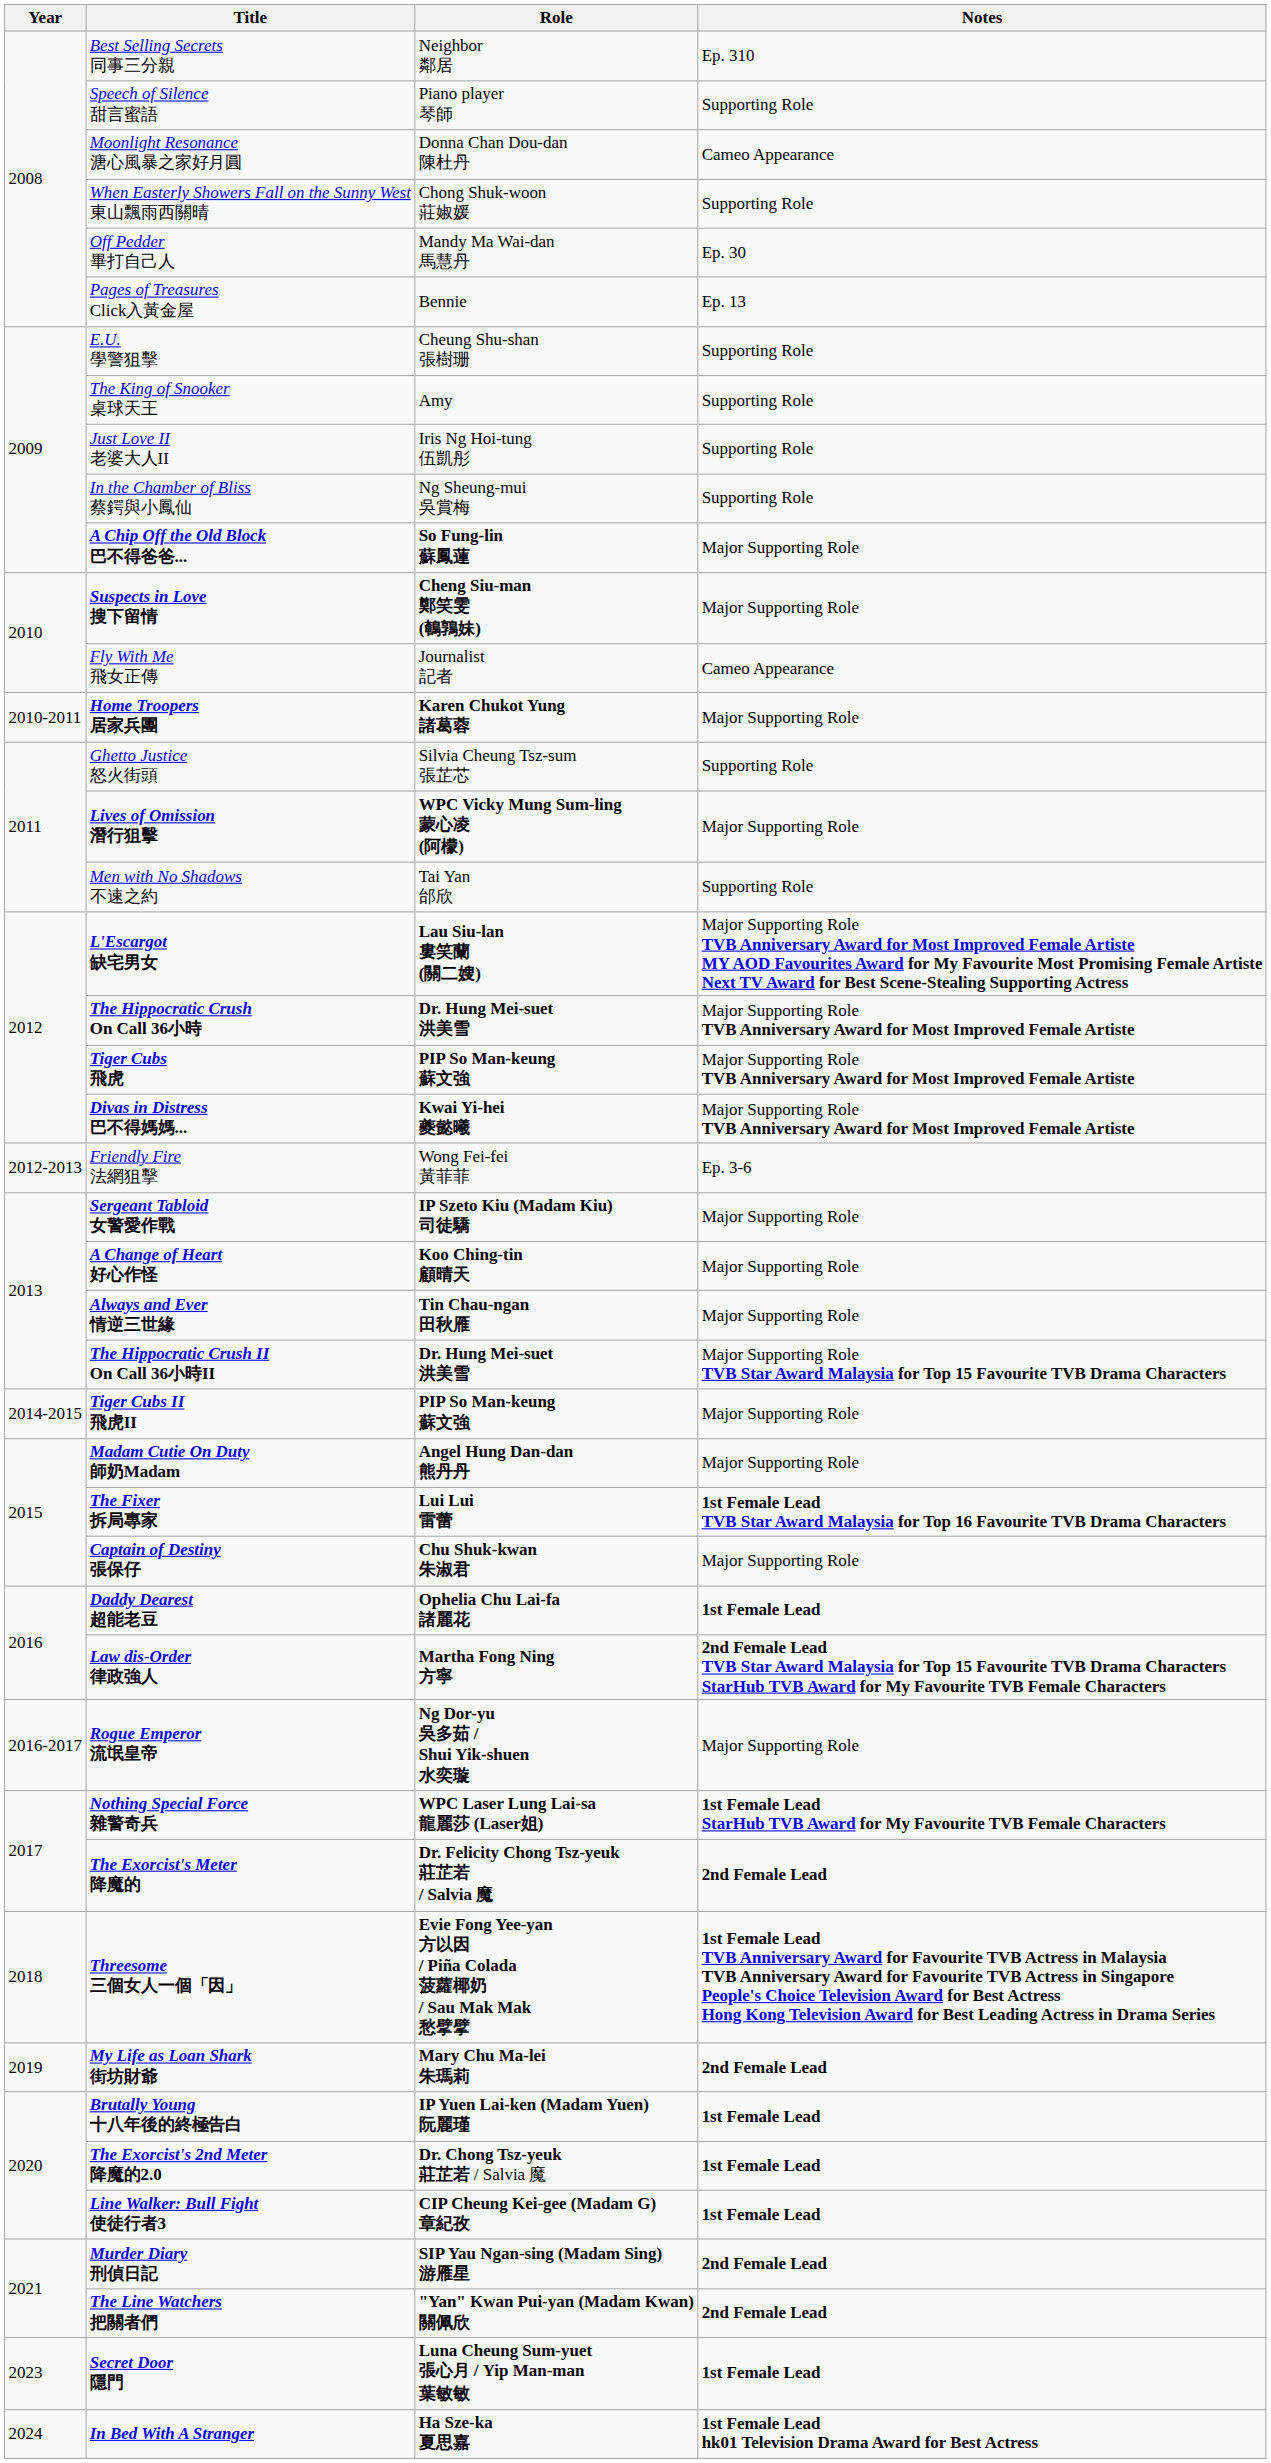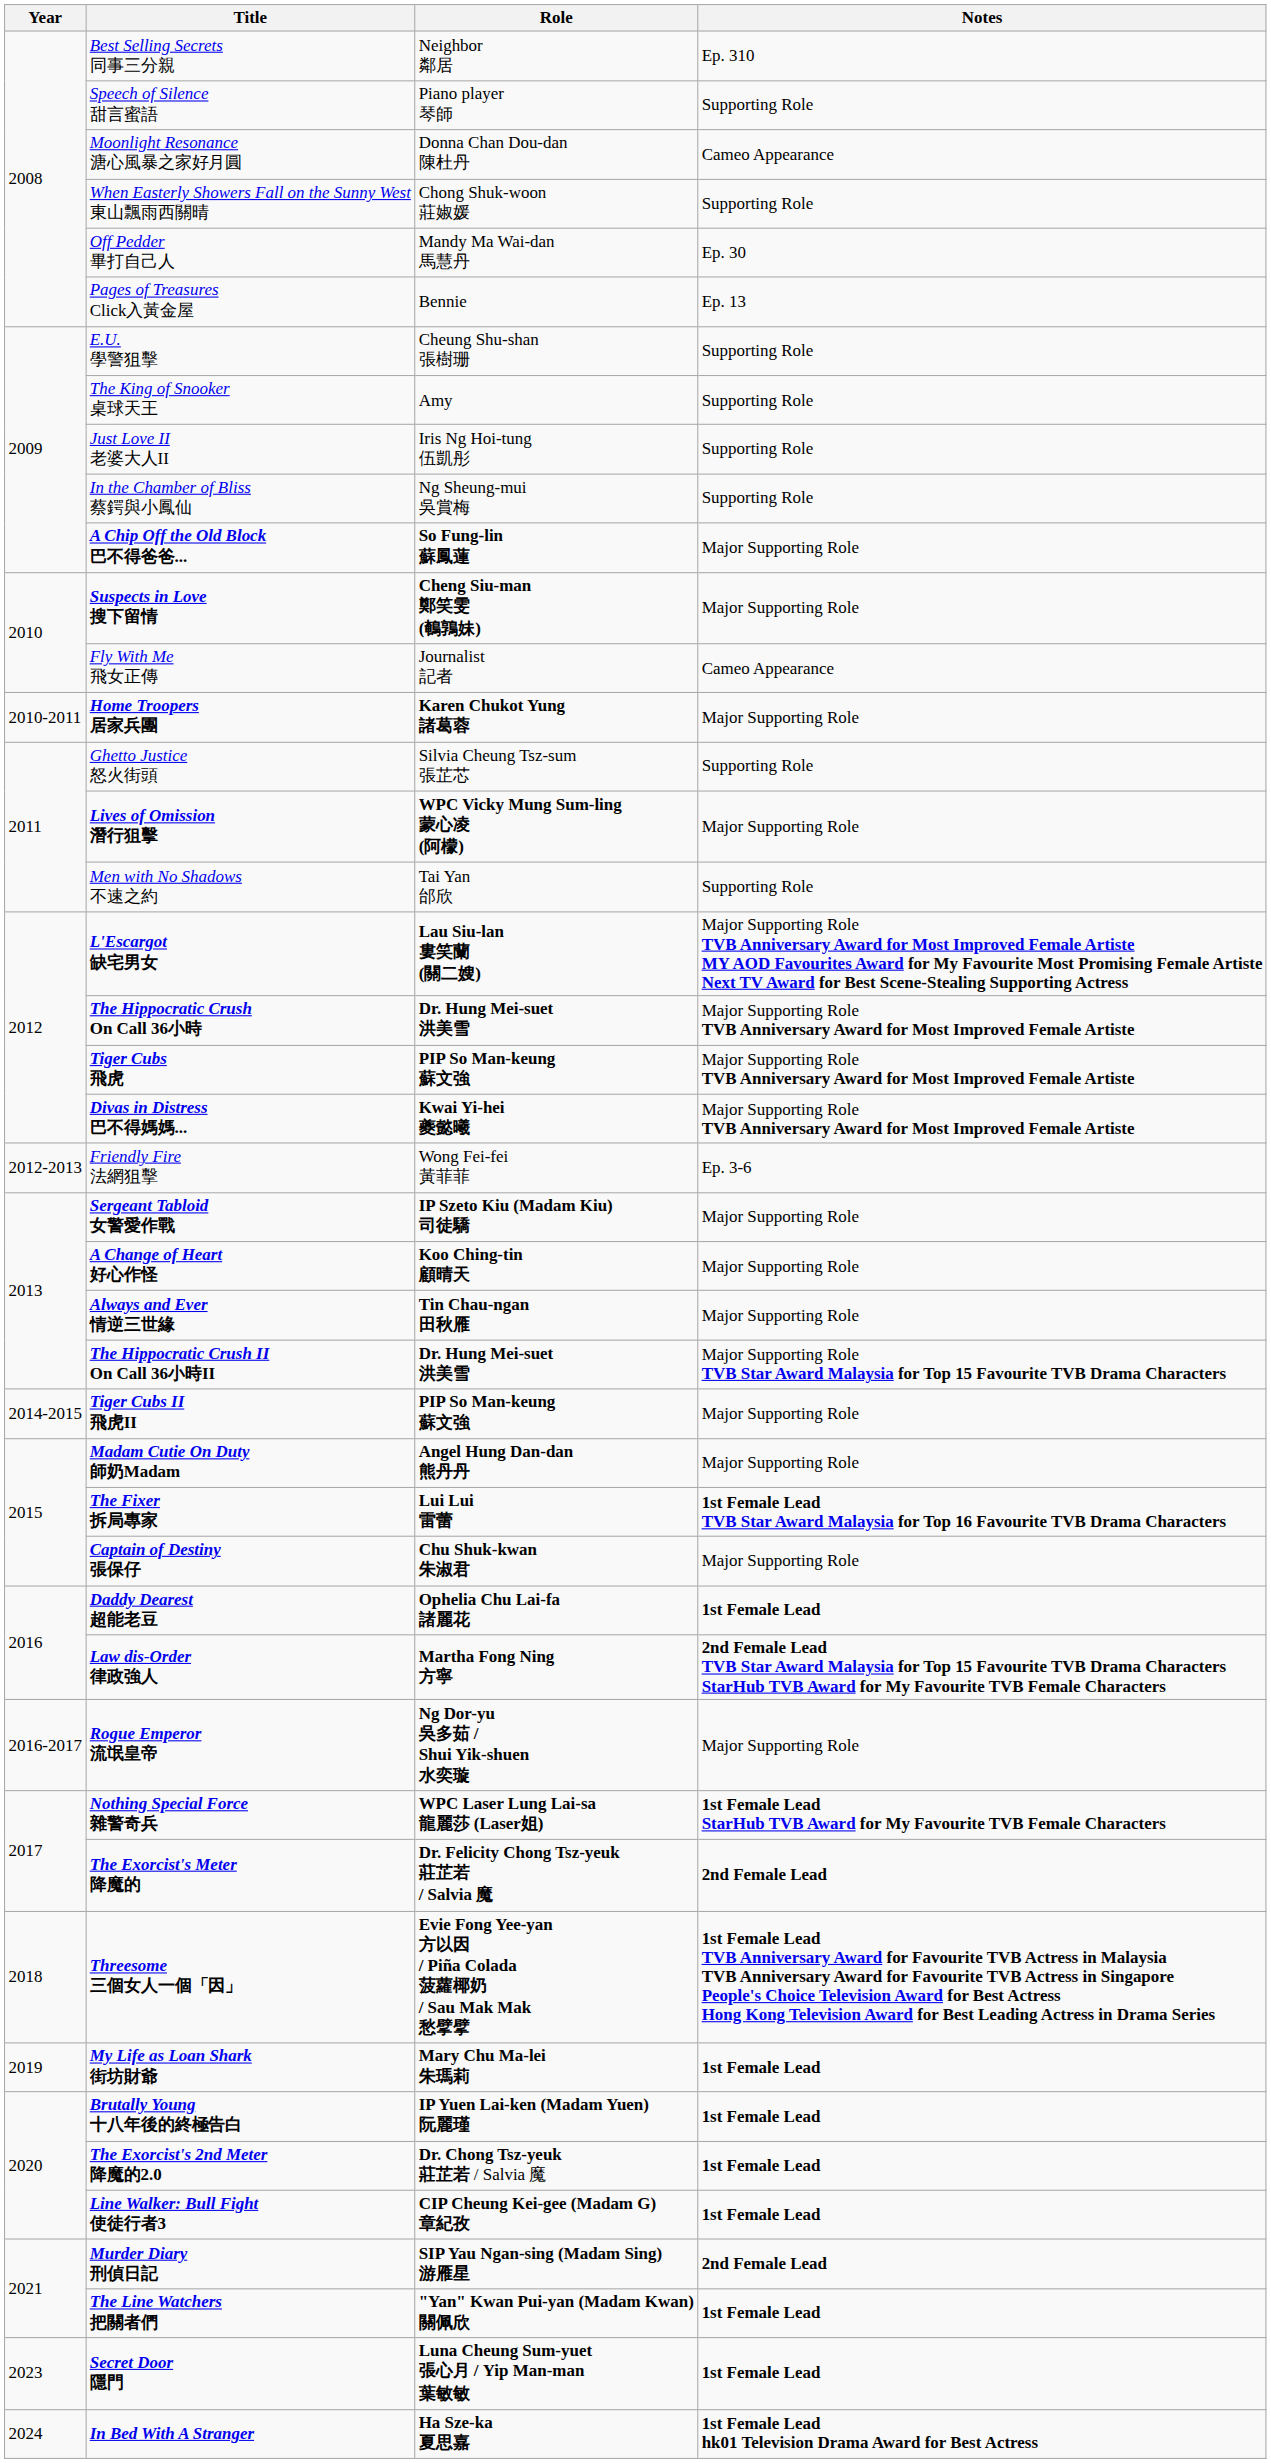(764, 2067) 2nd Female Lead -> (761, 2067) 1st Female Lead
(764, 2313) 2nd Female Lead -> (761, 2313) 1st Female Lead
